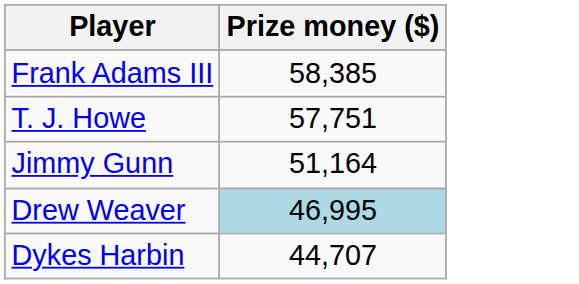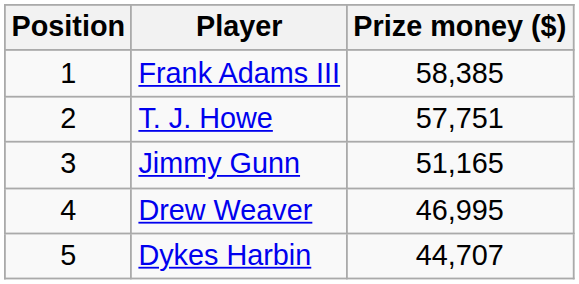+ column: (68, 27)
(333, 164) 51,164 -> (460, 164) 51,165
(333, 210) lightblue background -> (460, 210) no background
